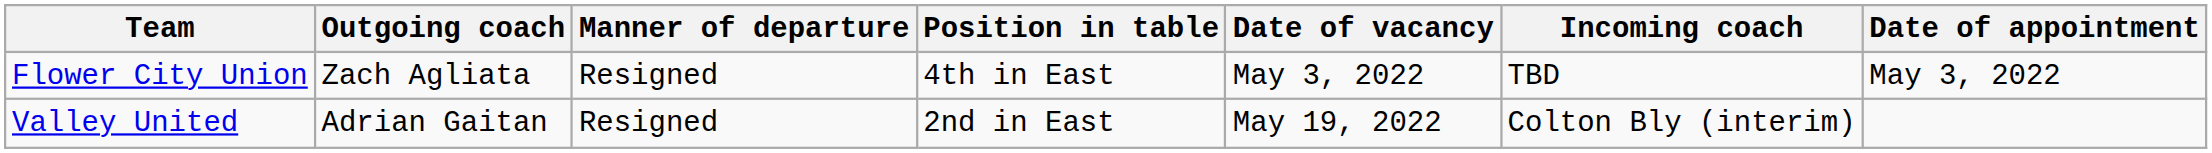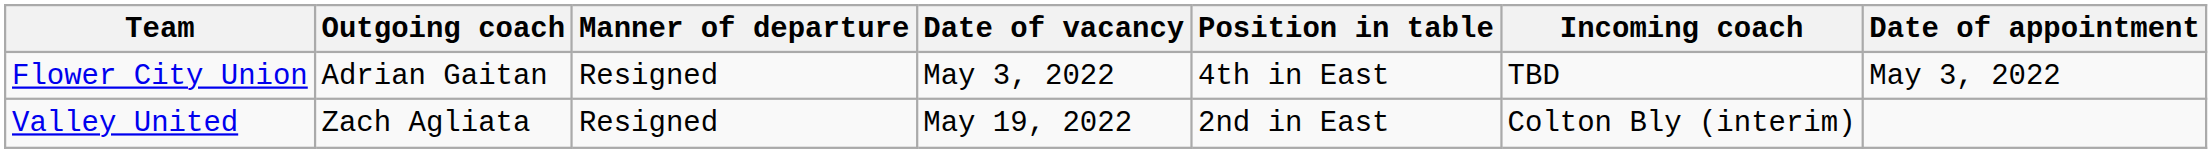columns swapped: (1363, 29) <-> (1071, 29)
(426, 76) Zach Agliata -> (435, 76) Adrian Gaitan
(435, 123) Adrian Gaitan -> (426, 123) Zach Agliata
